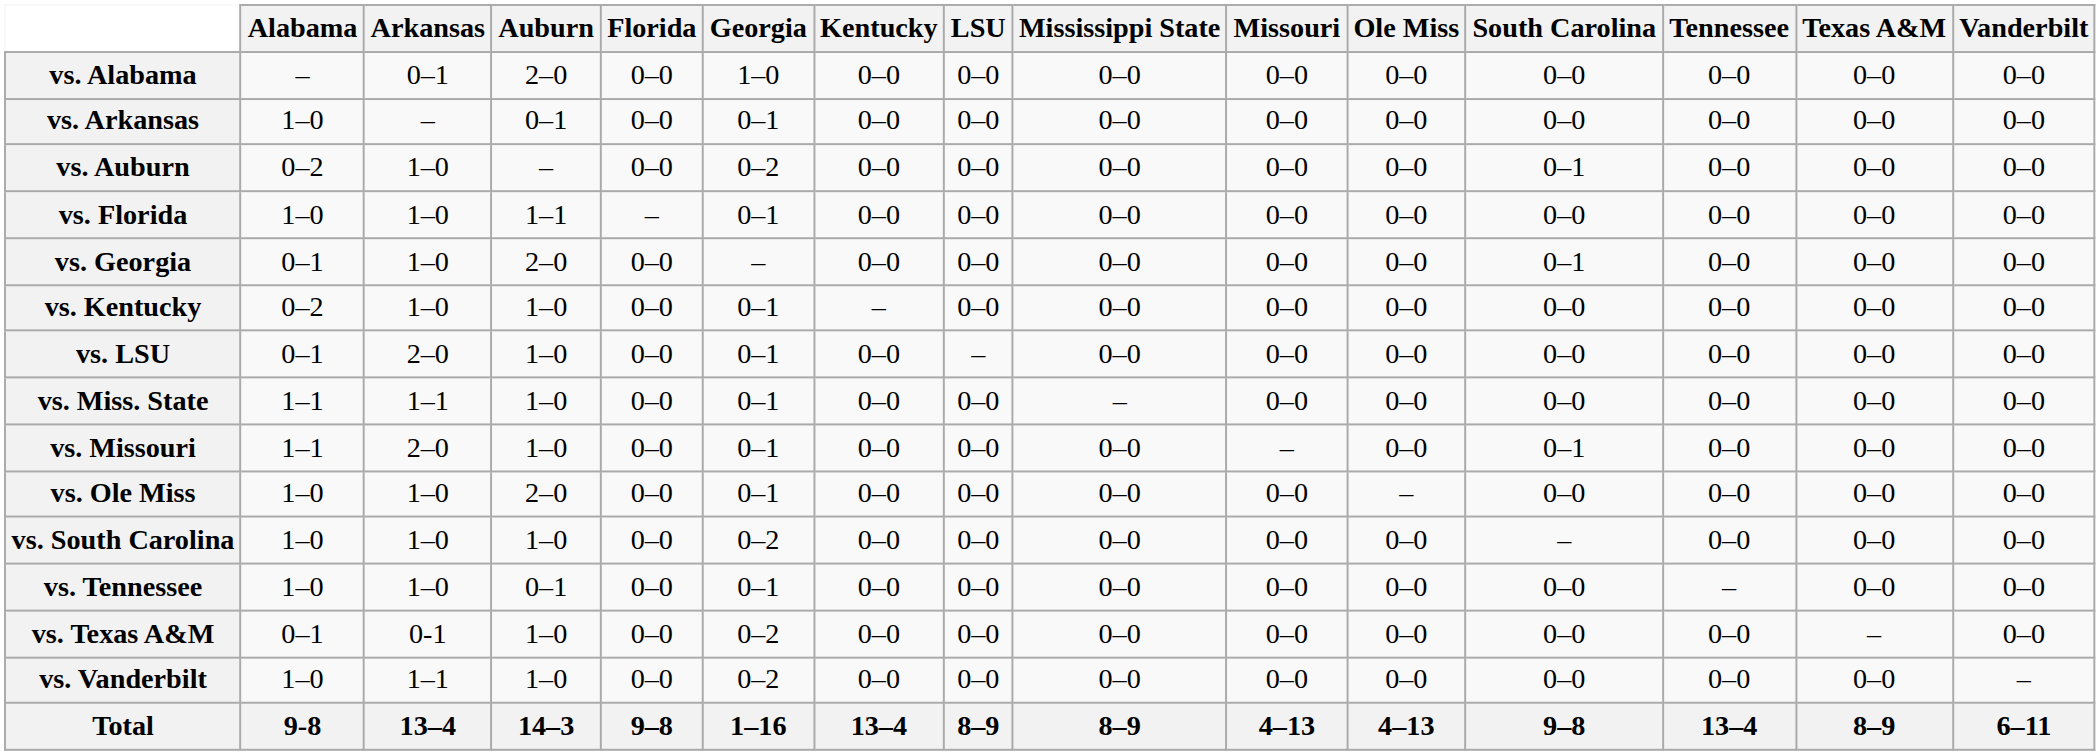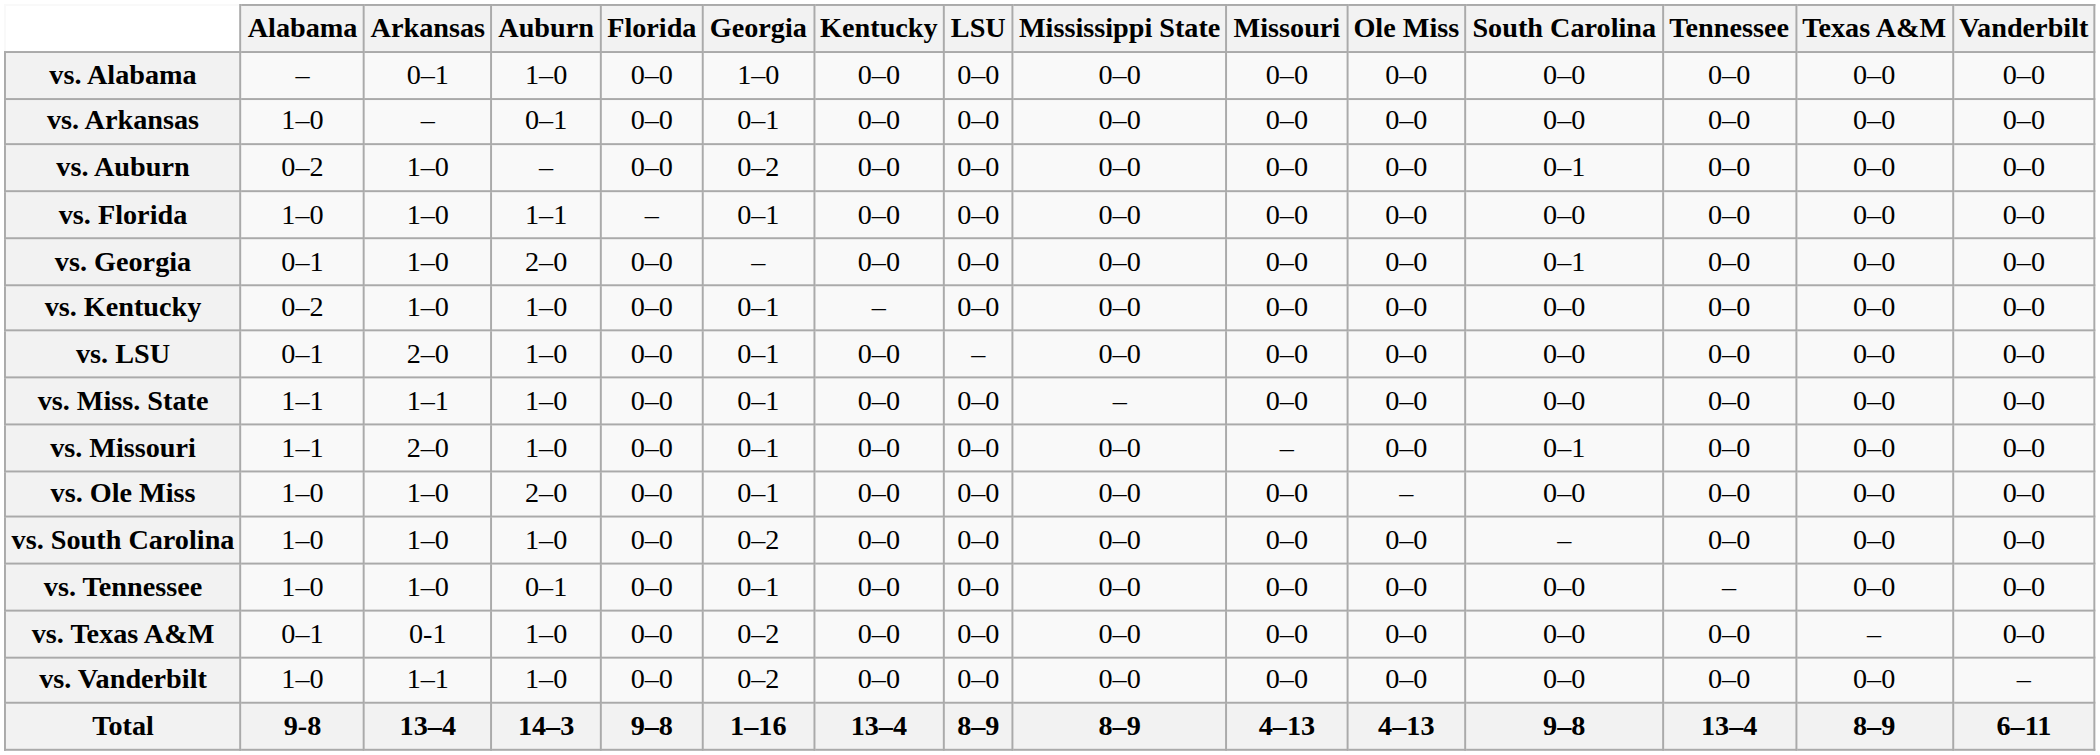(546, 74) 2–0 -> (546, 74) 1–0
